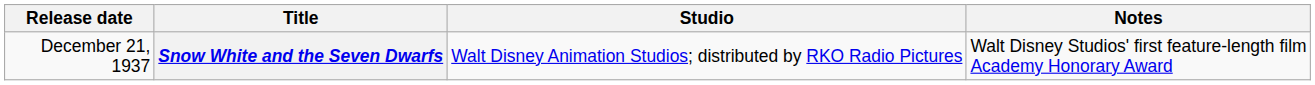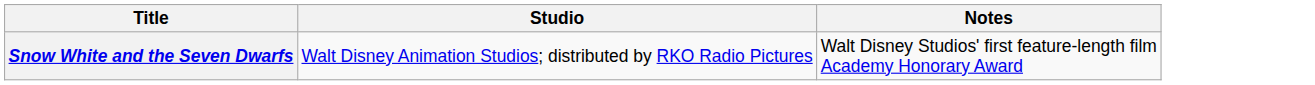- column: (79, 18)
